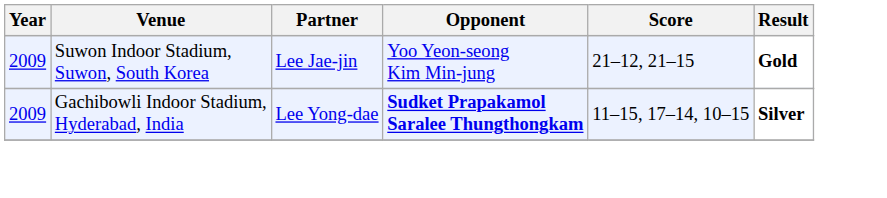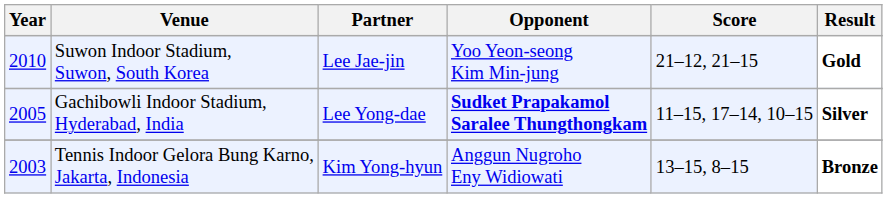(28, 61) 2009 -> (28, 61) 2010
(28, 114) 2009 -> (28, 114) 2005
+ row: (184, 166)
